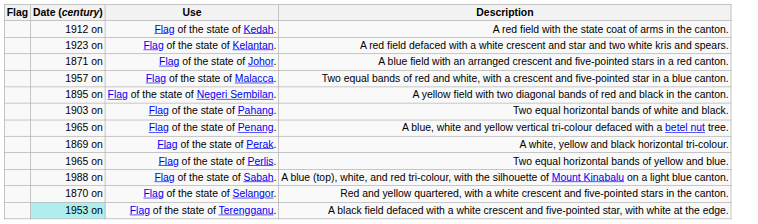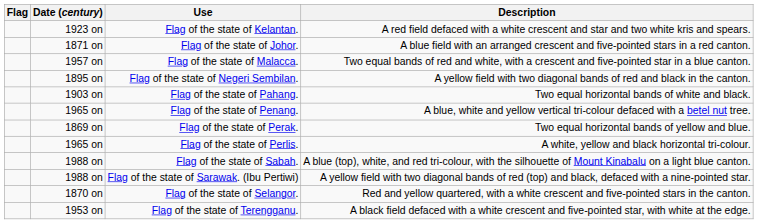- row: (215, 29)
(624, 144) A white, yellow and black horizontal tri-colour. -> (643, 128) Two equal horizontal bands of yellow and blue.
(621, 161) Two equal horizontal bands of yellow and blue. -> (646, 144) A white, yellow and black horizontal tri-colour.
+ row: (203, 177)
(84, 210) paleturquoise background -> (84, 210) no background
